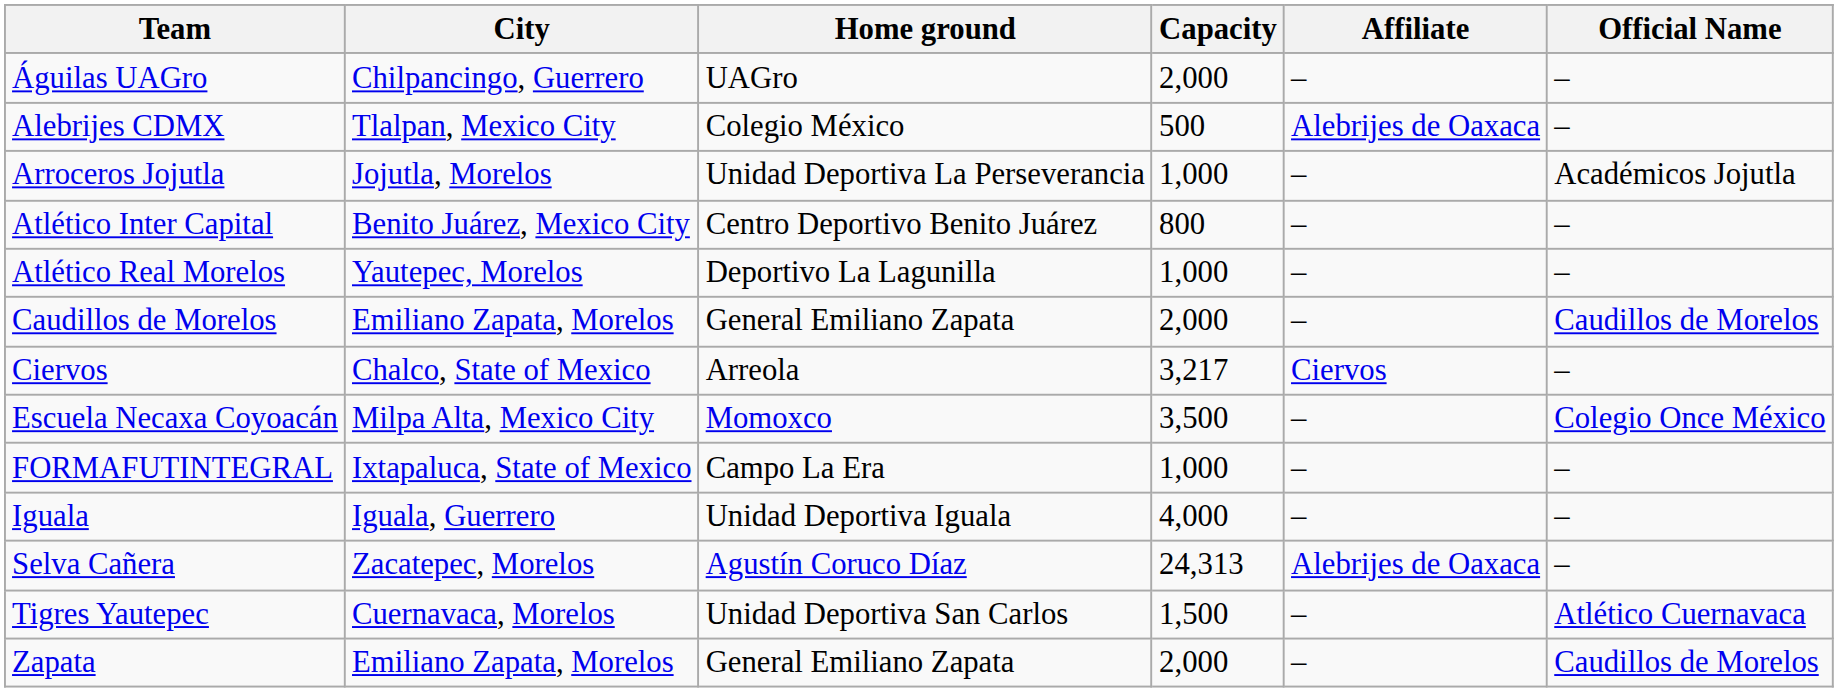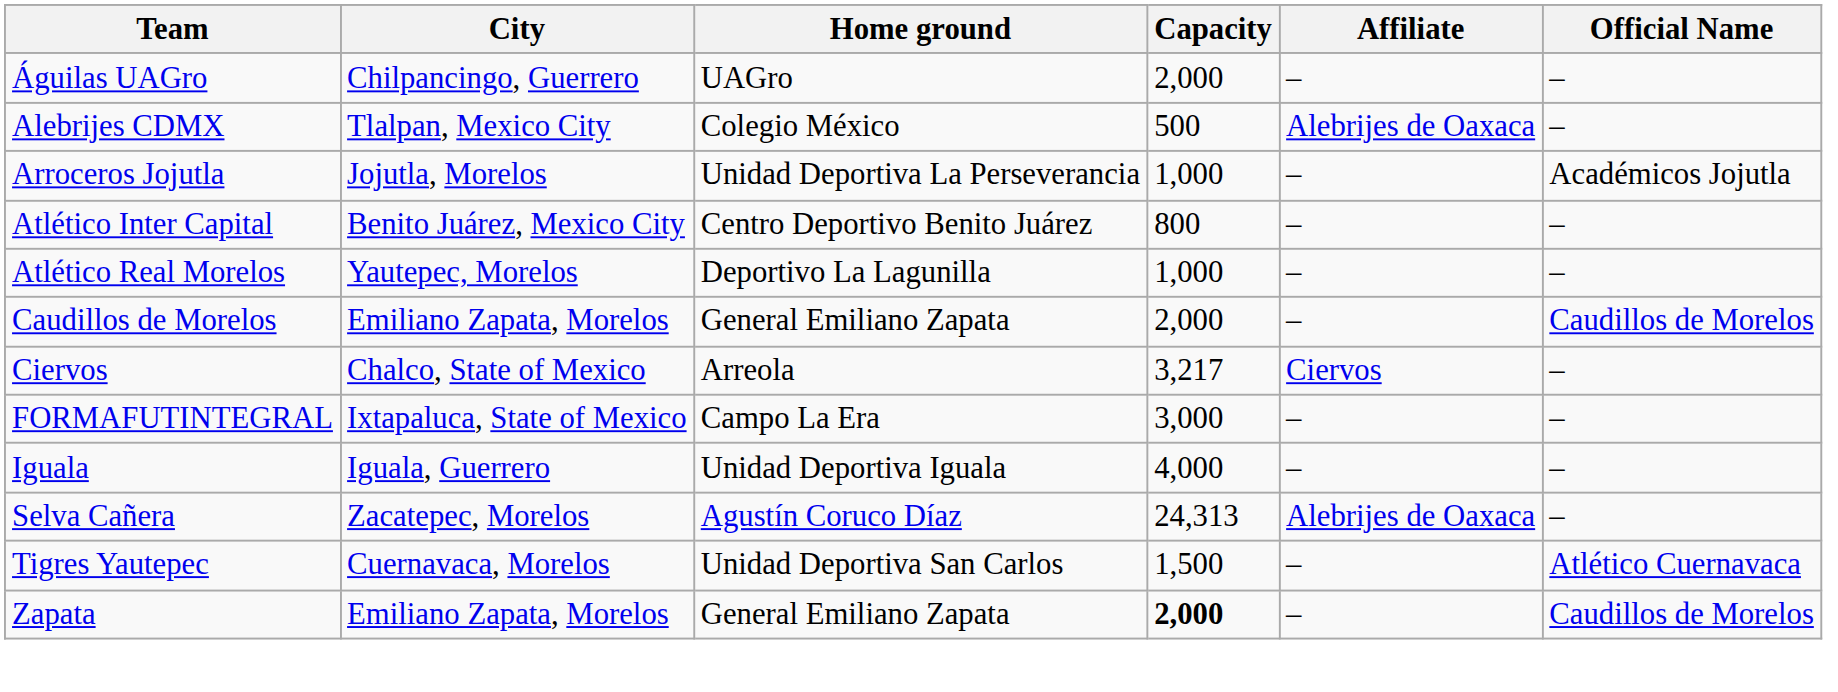- row: (175, 418)
(1194, 467) 1,000 -> (1189, 418) 3,000
(1194, 662) normal -> (1189, 613) bold
